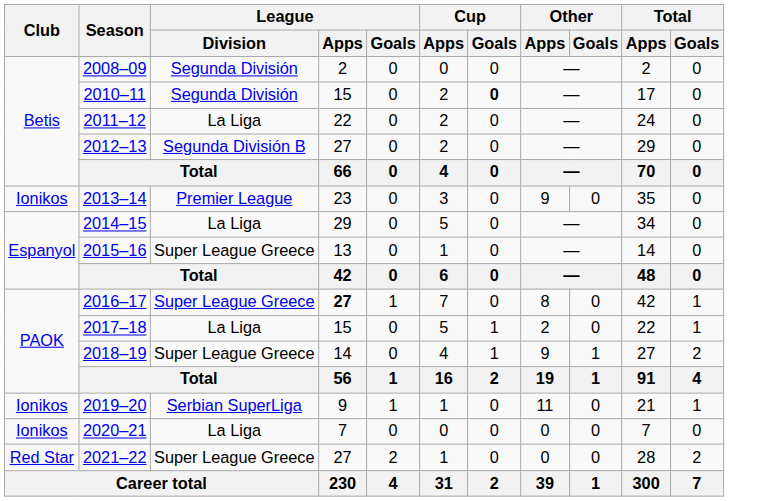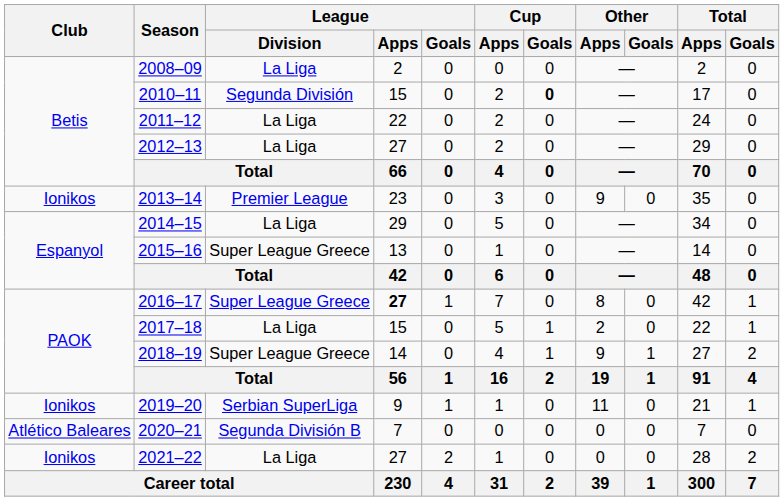(234, 69) Segunda División -> (290, 69) La Liga
(234, 146) Segunda División B -> (290, 146) La Liga
(42, 431) Ionikos -> (70, 431) Atlético Baleares
(234, 431) La Liga -> (290, 431) Segunda División B
(42, 457) Red Star -> (69, 457) Ionikos
(234, 457) Super League Greece -> (290, 457) La Liga
